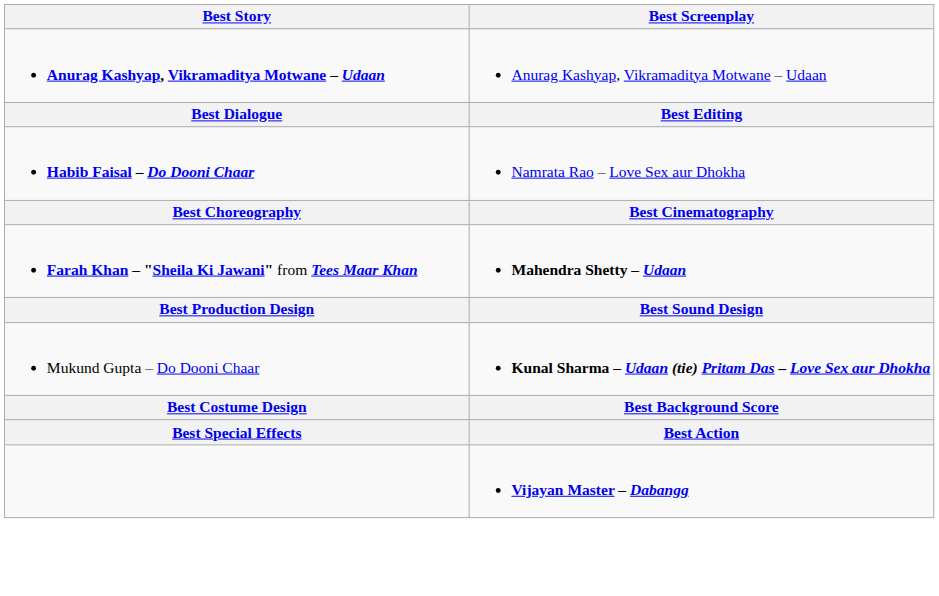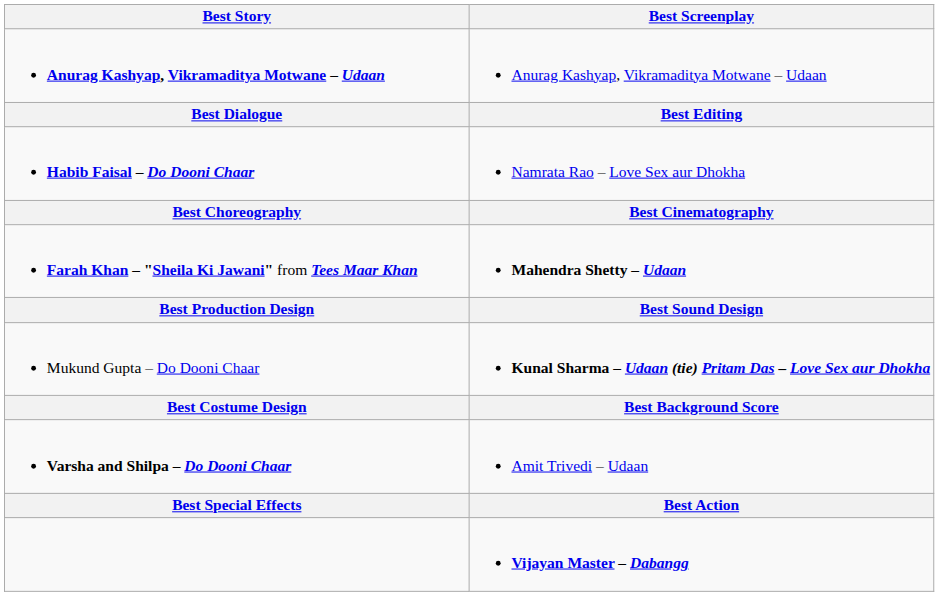+ row: (237, 465)
